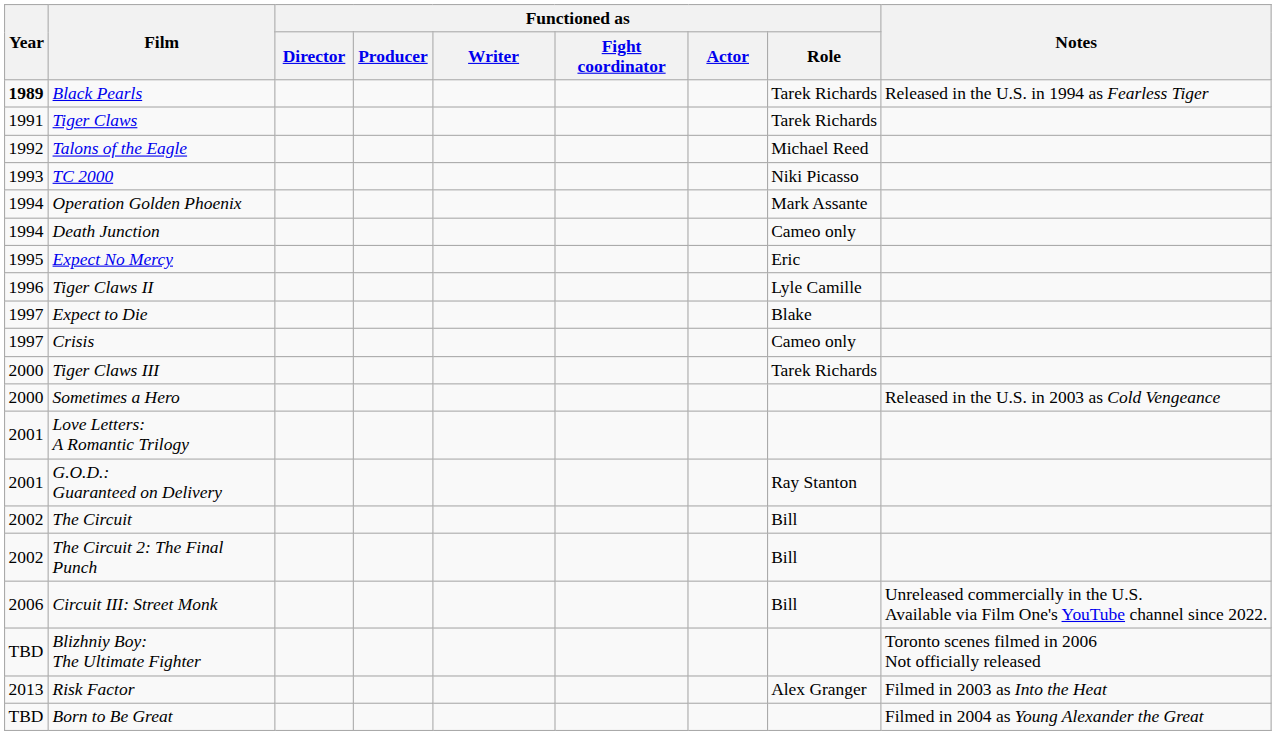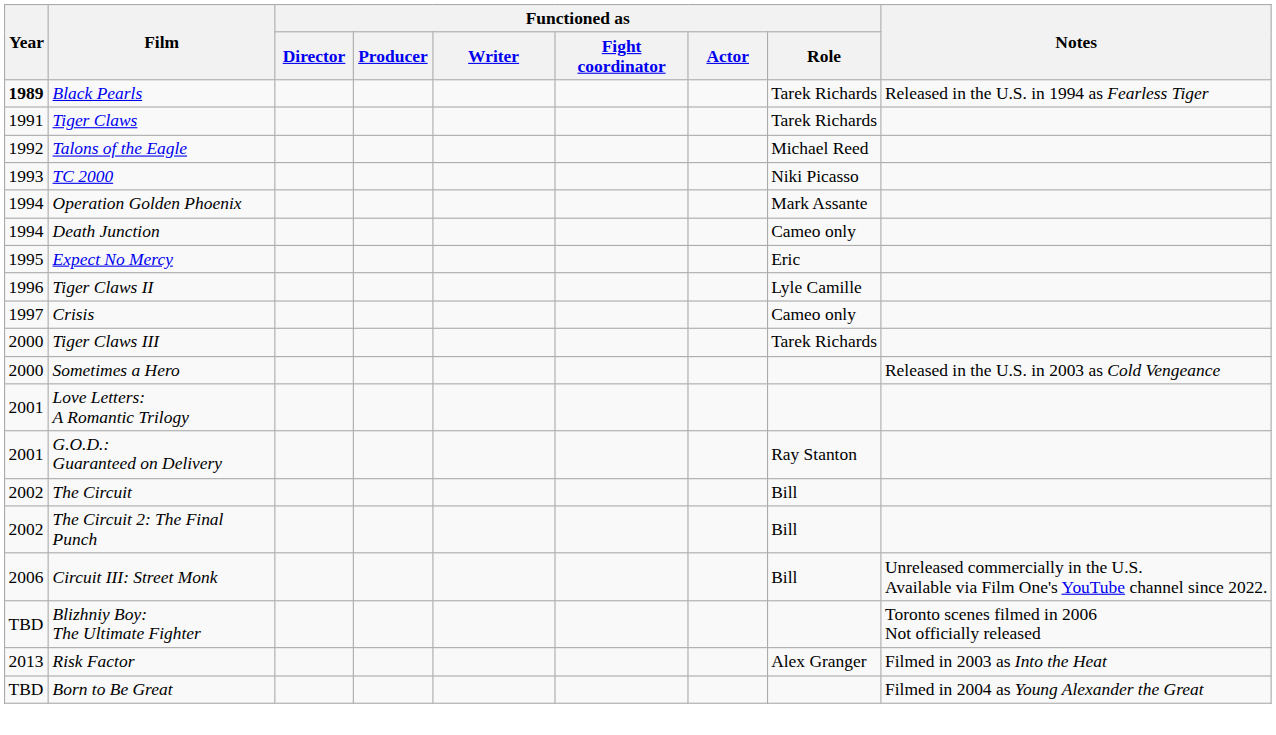- row: (100, 314)
